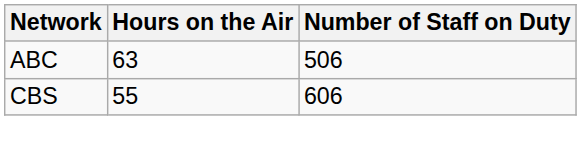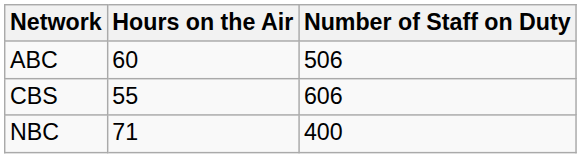(125, 59) 63 -> (125, 59) 60
+ row: (35, 133)
